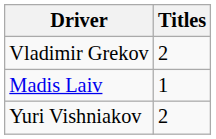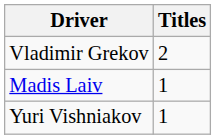(163, 117) 2 -> (163, 117) 1
